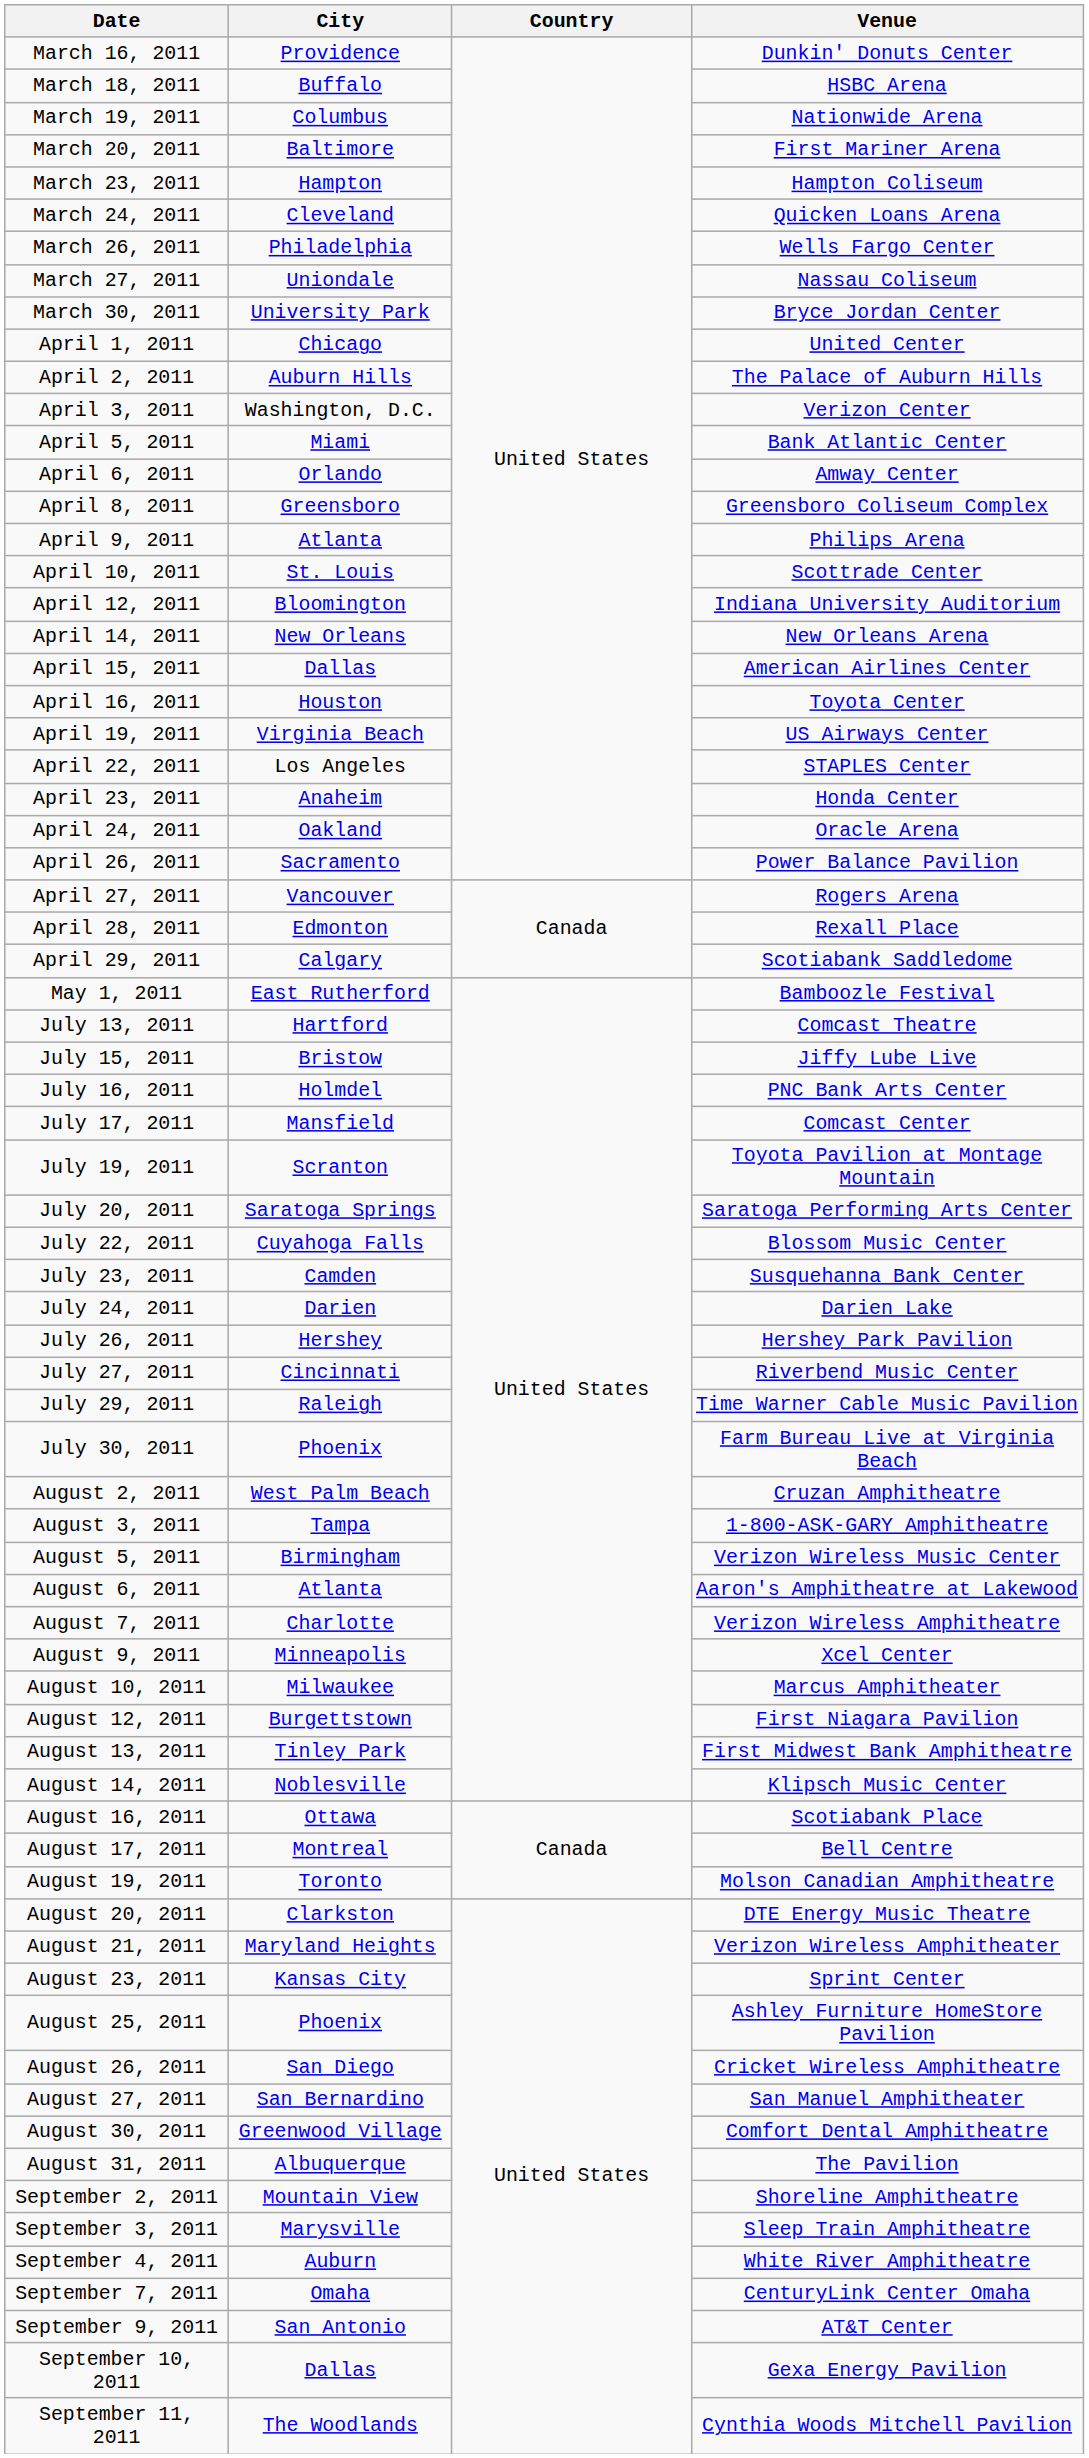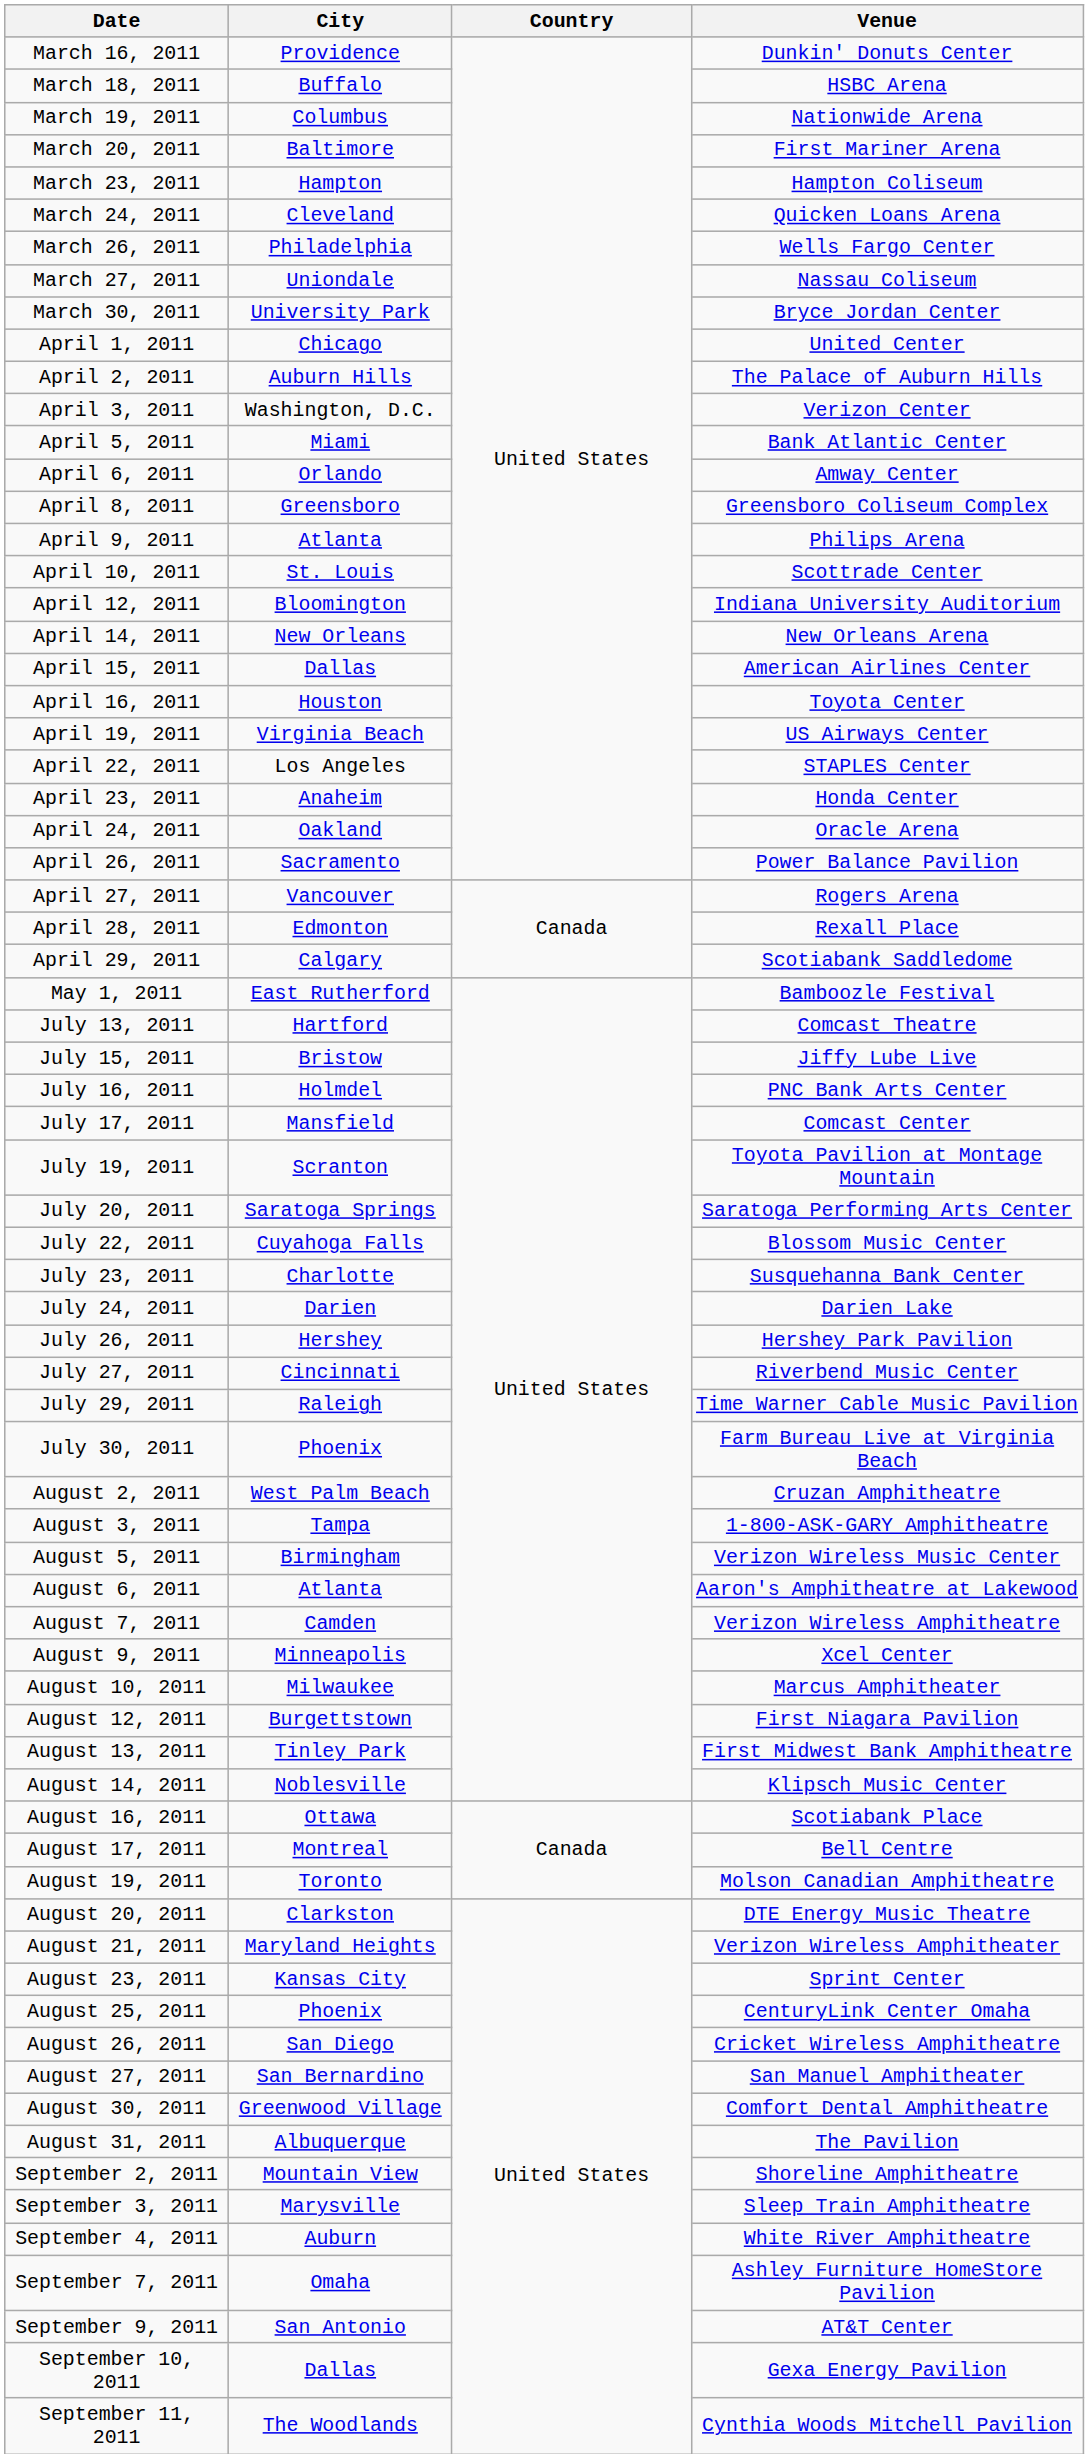(340, 1276) Camden -> (340, 1276) Charlotte
(340, 1623) Charlotte -> (340, 1623) Camden
(887, 2023) Ashley Furniture HomeStore Pavilion -> (887, 2012) CenturyLink Center Omaha
(887, 2294) CenturyLink Center Omaha -> (887, 2283) Ashley Furniture HomeStore Pavilion
